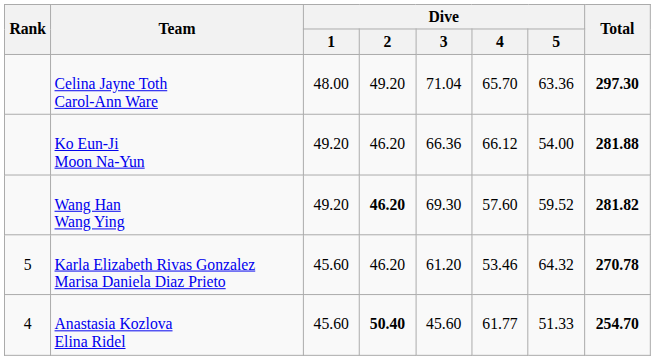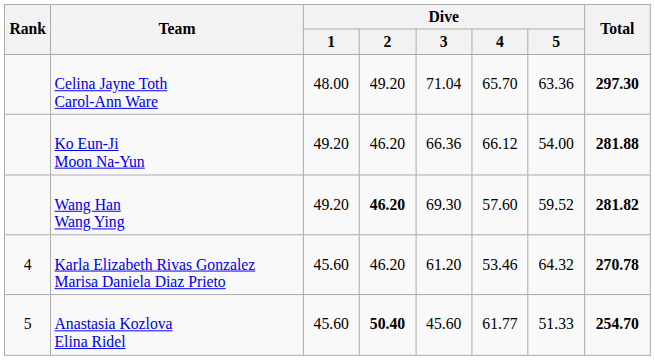(28, 264) 5 -> (28, 264) 4
(28, 324) 4 -> (28, 324) 5
